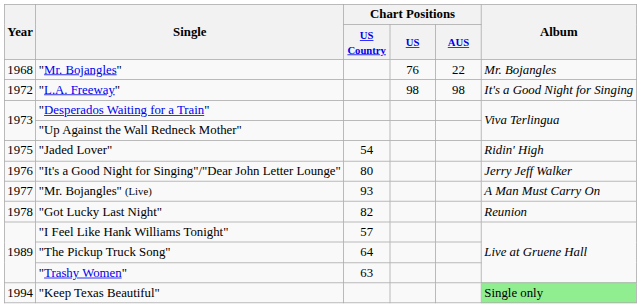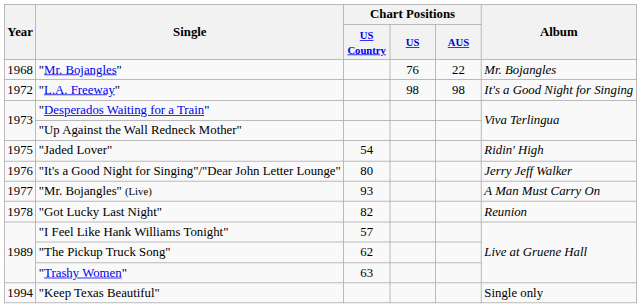(367, 252) 64 -> (367, 252) 62
(514, 292) lightgreen background -> (514, 292) no background
